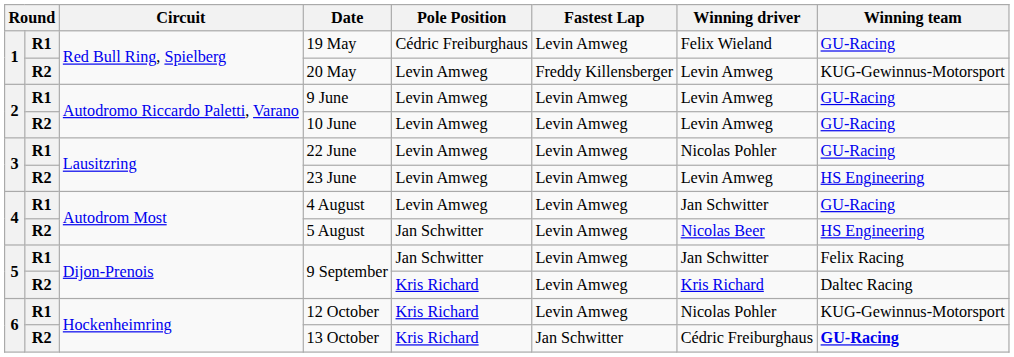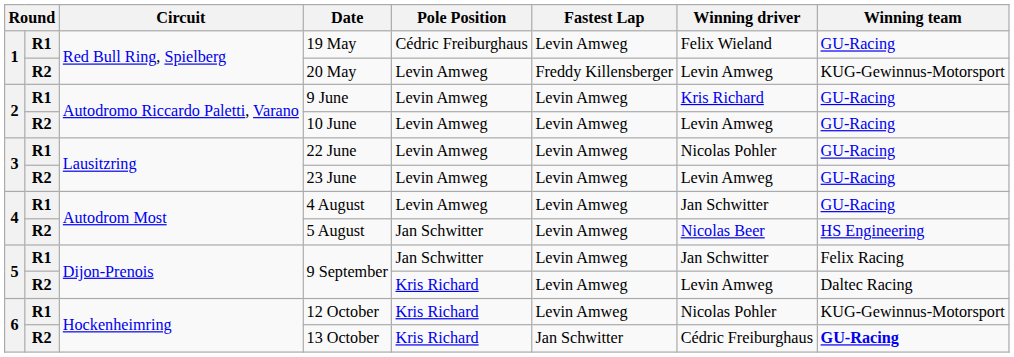(727, 97) Levin Amweg -> (722, 97) Kris Richard
(872, 177) HS Engineering -> (858, 177) GU-Racing
(722, 284) Kris Richard -> (727, 284) Levin Amweg
